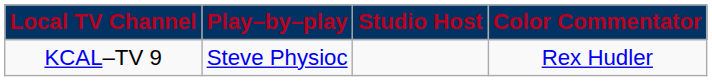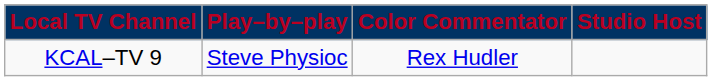columns swapped: (597, 22) <-> (420, 22)
